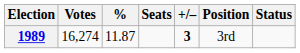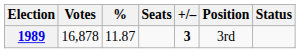(80, 36) 16,274 -> (80, 36) 16,878
